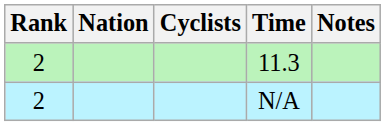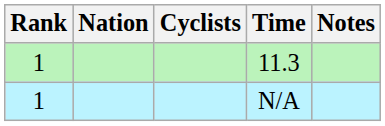(39, 62) 2 -> (39, 62) 1
(39, 100) 2 -> (39, 100) 1
